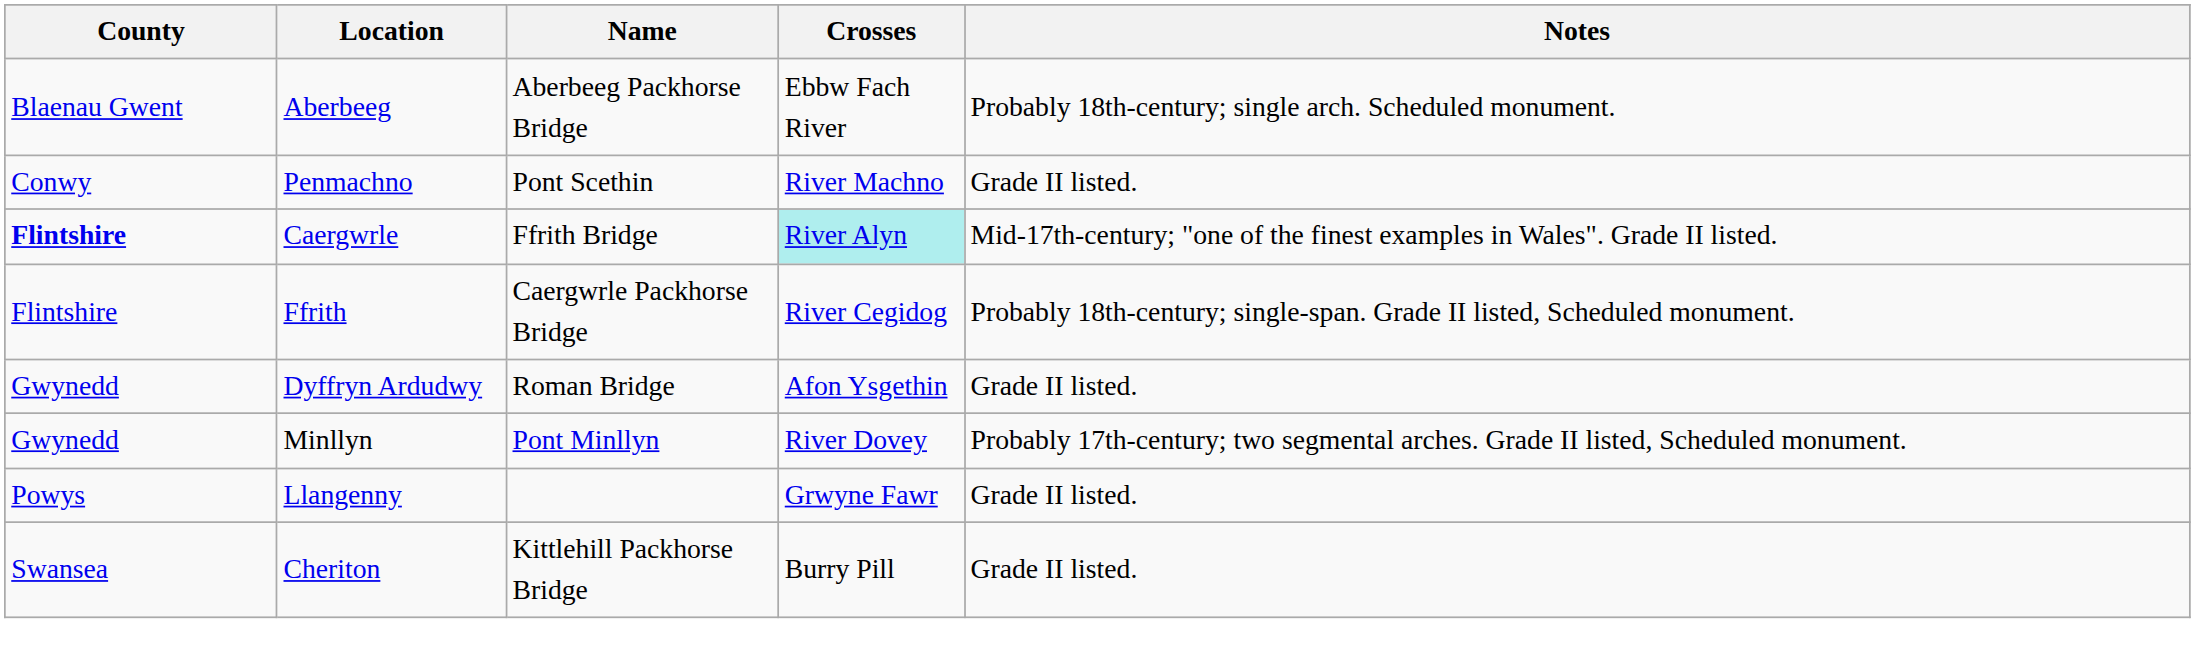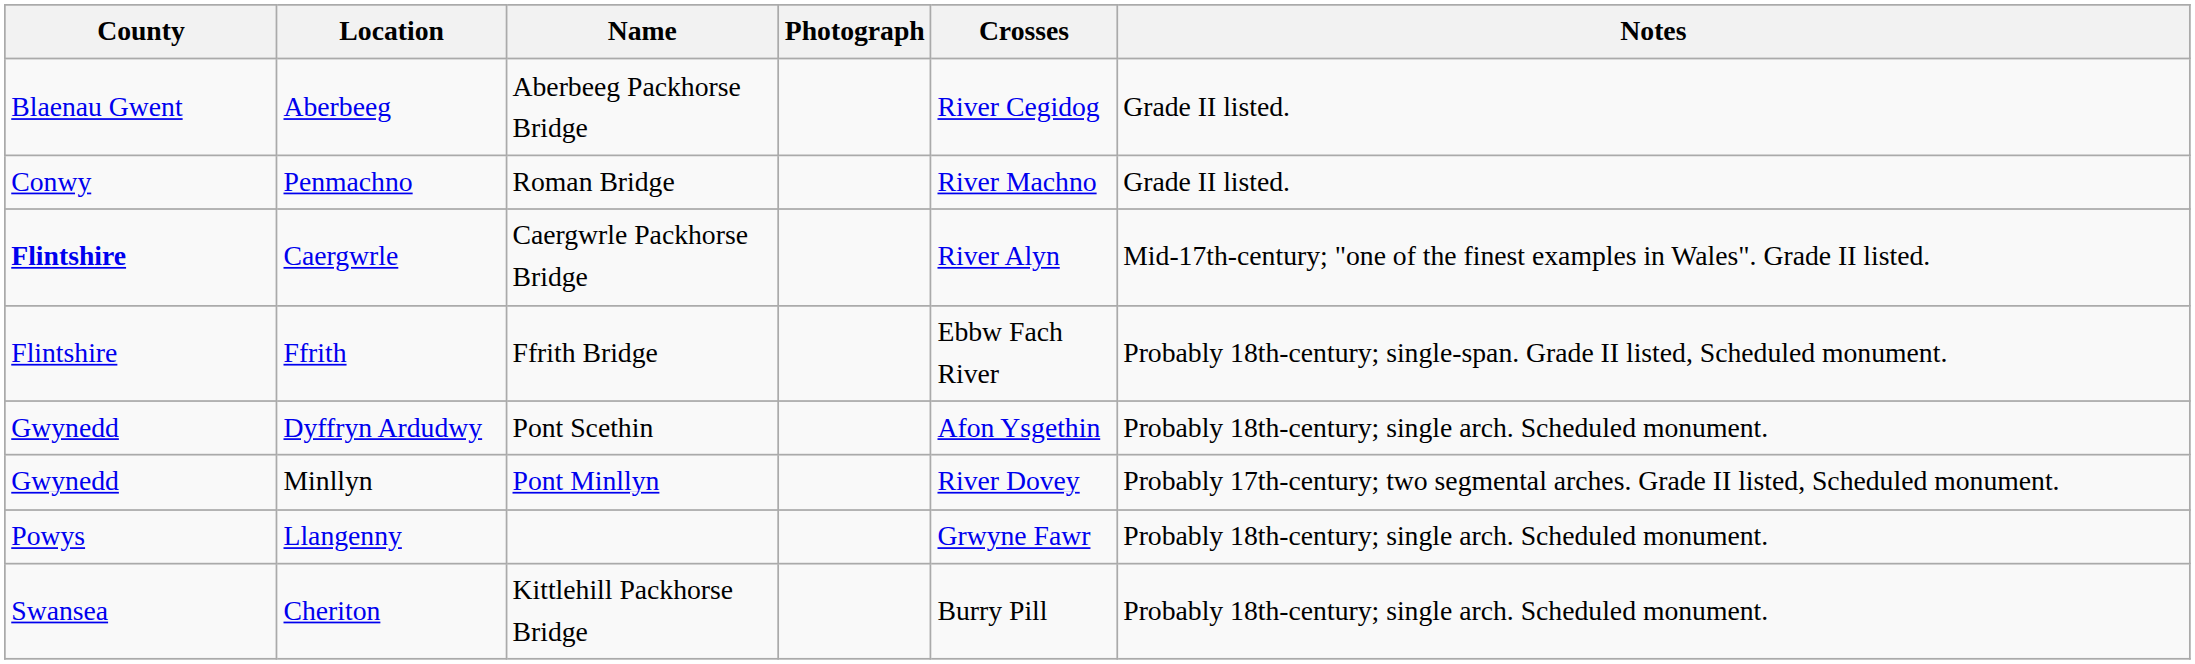+ column: (855, 31)
(847, 106) Ebbw Fach River -> (1019, 106) River Cegidog
(1293, 106) Probably 18th-century; single arch. Scheduled monument. -> (1207, 106) Grade II listed.
(583, 181) Pont Scethin -> (594, 181) Roman Bridge
(585, 235) Ffrith Bridge -> (630, 256) Caergwrle Packhorse Bridge
(846, 235) paleturquoise background -> (999, 256) no background
(630, 311) Caergwrle Packhorse Bridge -> (585, 352) Ffrith Bridge
(866, 311) River Cegidog -> (1000, 352) Ebbw Fach River
(594, 386) Roman Bridge -> (583, 427) Pont Scethin
(1054, 386) Grade II listed. -> (1446, 427) Probably 18th-century; single arch. Scheduled monument.
(1054, 494) Grade II listed. -> (1446, 536) Probably 18th-century; single arch. Scheduled monument.
(1054, 569) Grade II listed. -> (1446, 611) Probably 18th-century; single arch. Scheduled monument.
